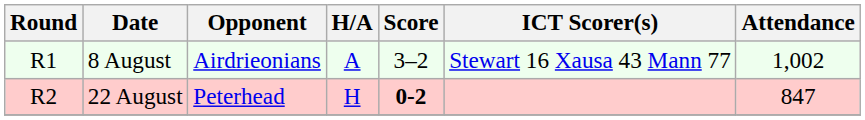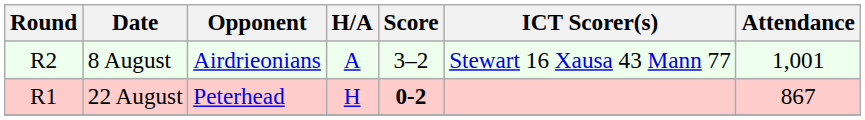(44, 59) R1 -> (44, 59) R2
(798, 59) 1,002 -> (798, 59) 1,001
(44, 96) R2 -> (44, 96) R1
(798, 96) 847 -> (798, 96) 867
